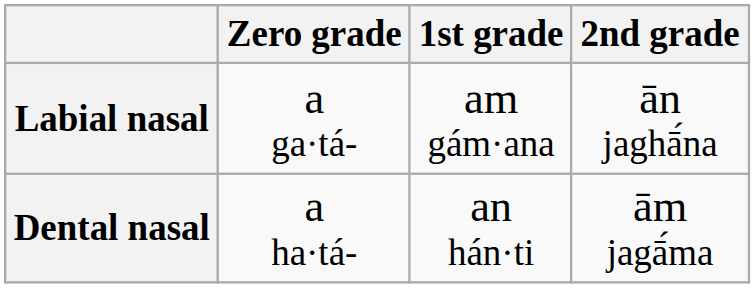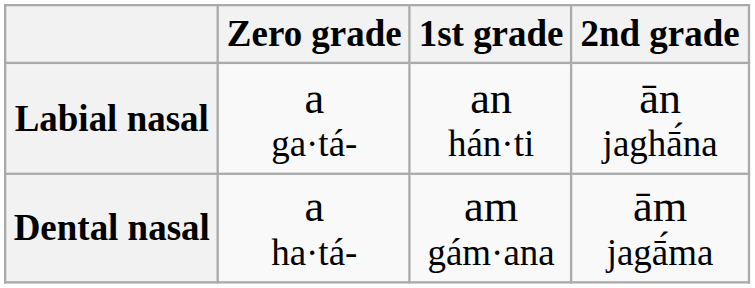(491, 117) am gám·ana -> (491, 117) an hán·ti
(491, 227) an hán·ti -> (491, 227) am gám·ana
